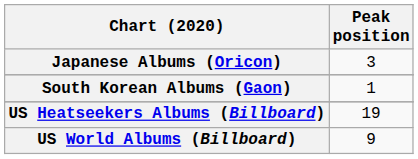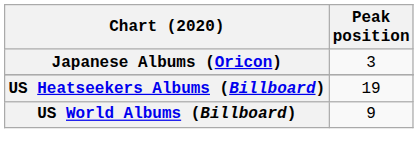- row: (167, 88)
